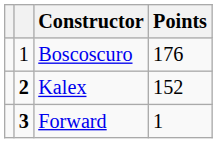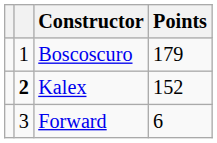(168, 54) 176 -> (168, 54) 179
(24, 121) bold -> (24, 121) normal
(158, 121) 1 -> (158, 121) 6
